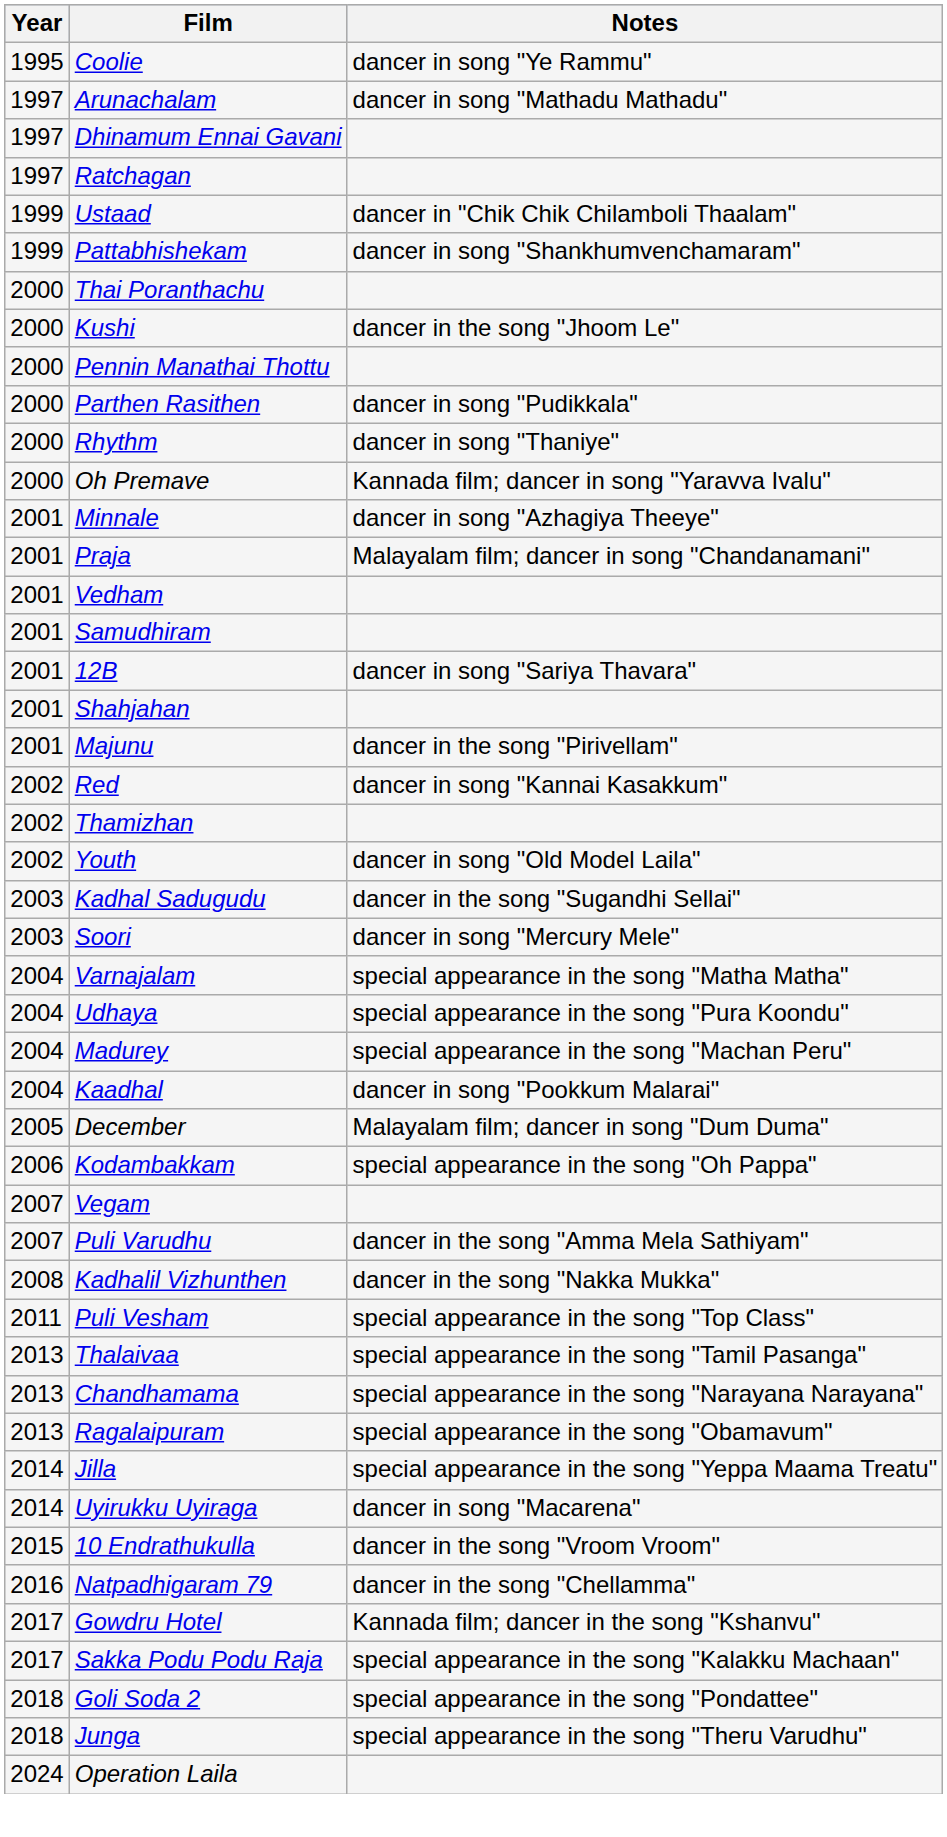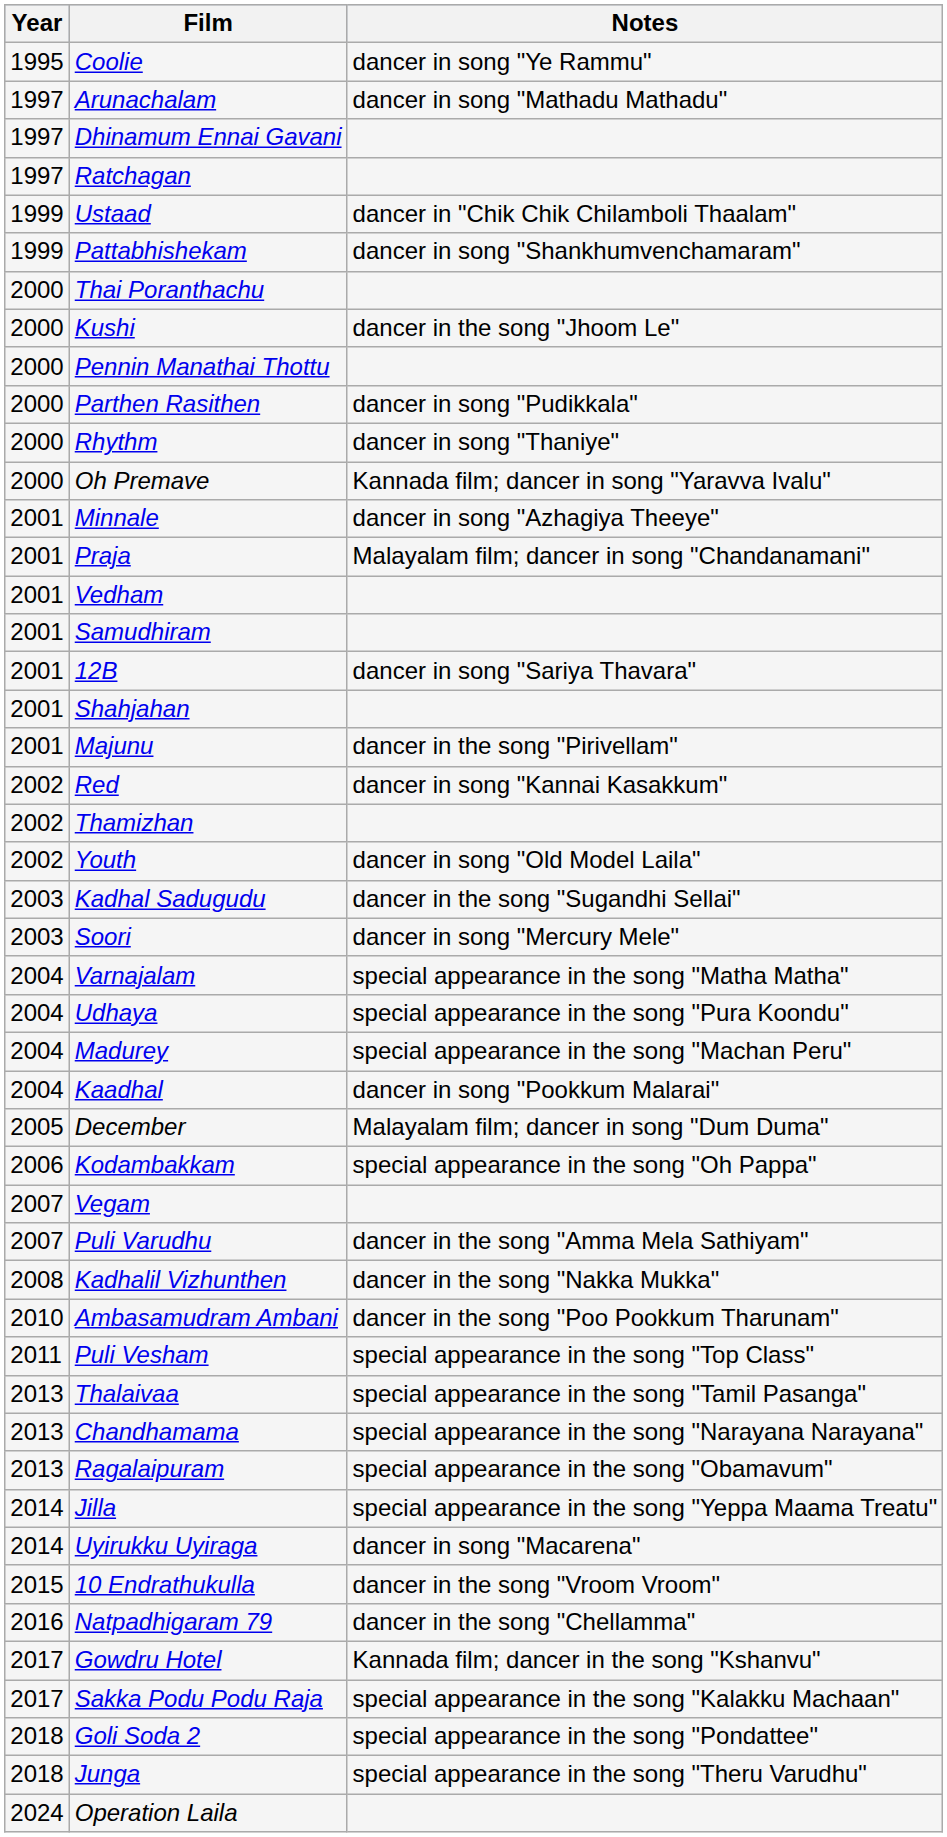+ row: (206, 1317)
